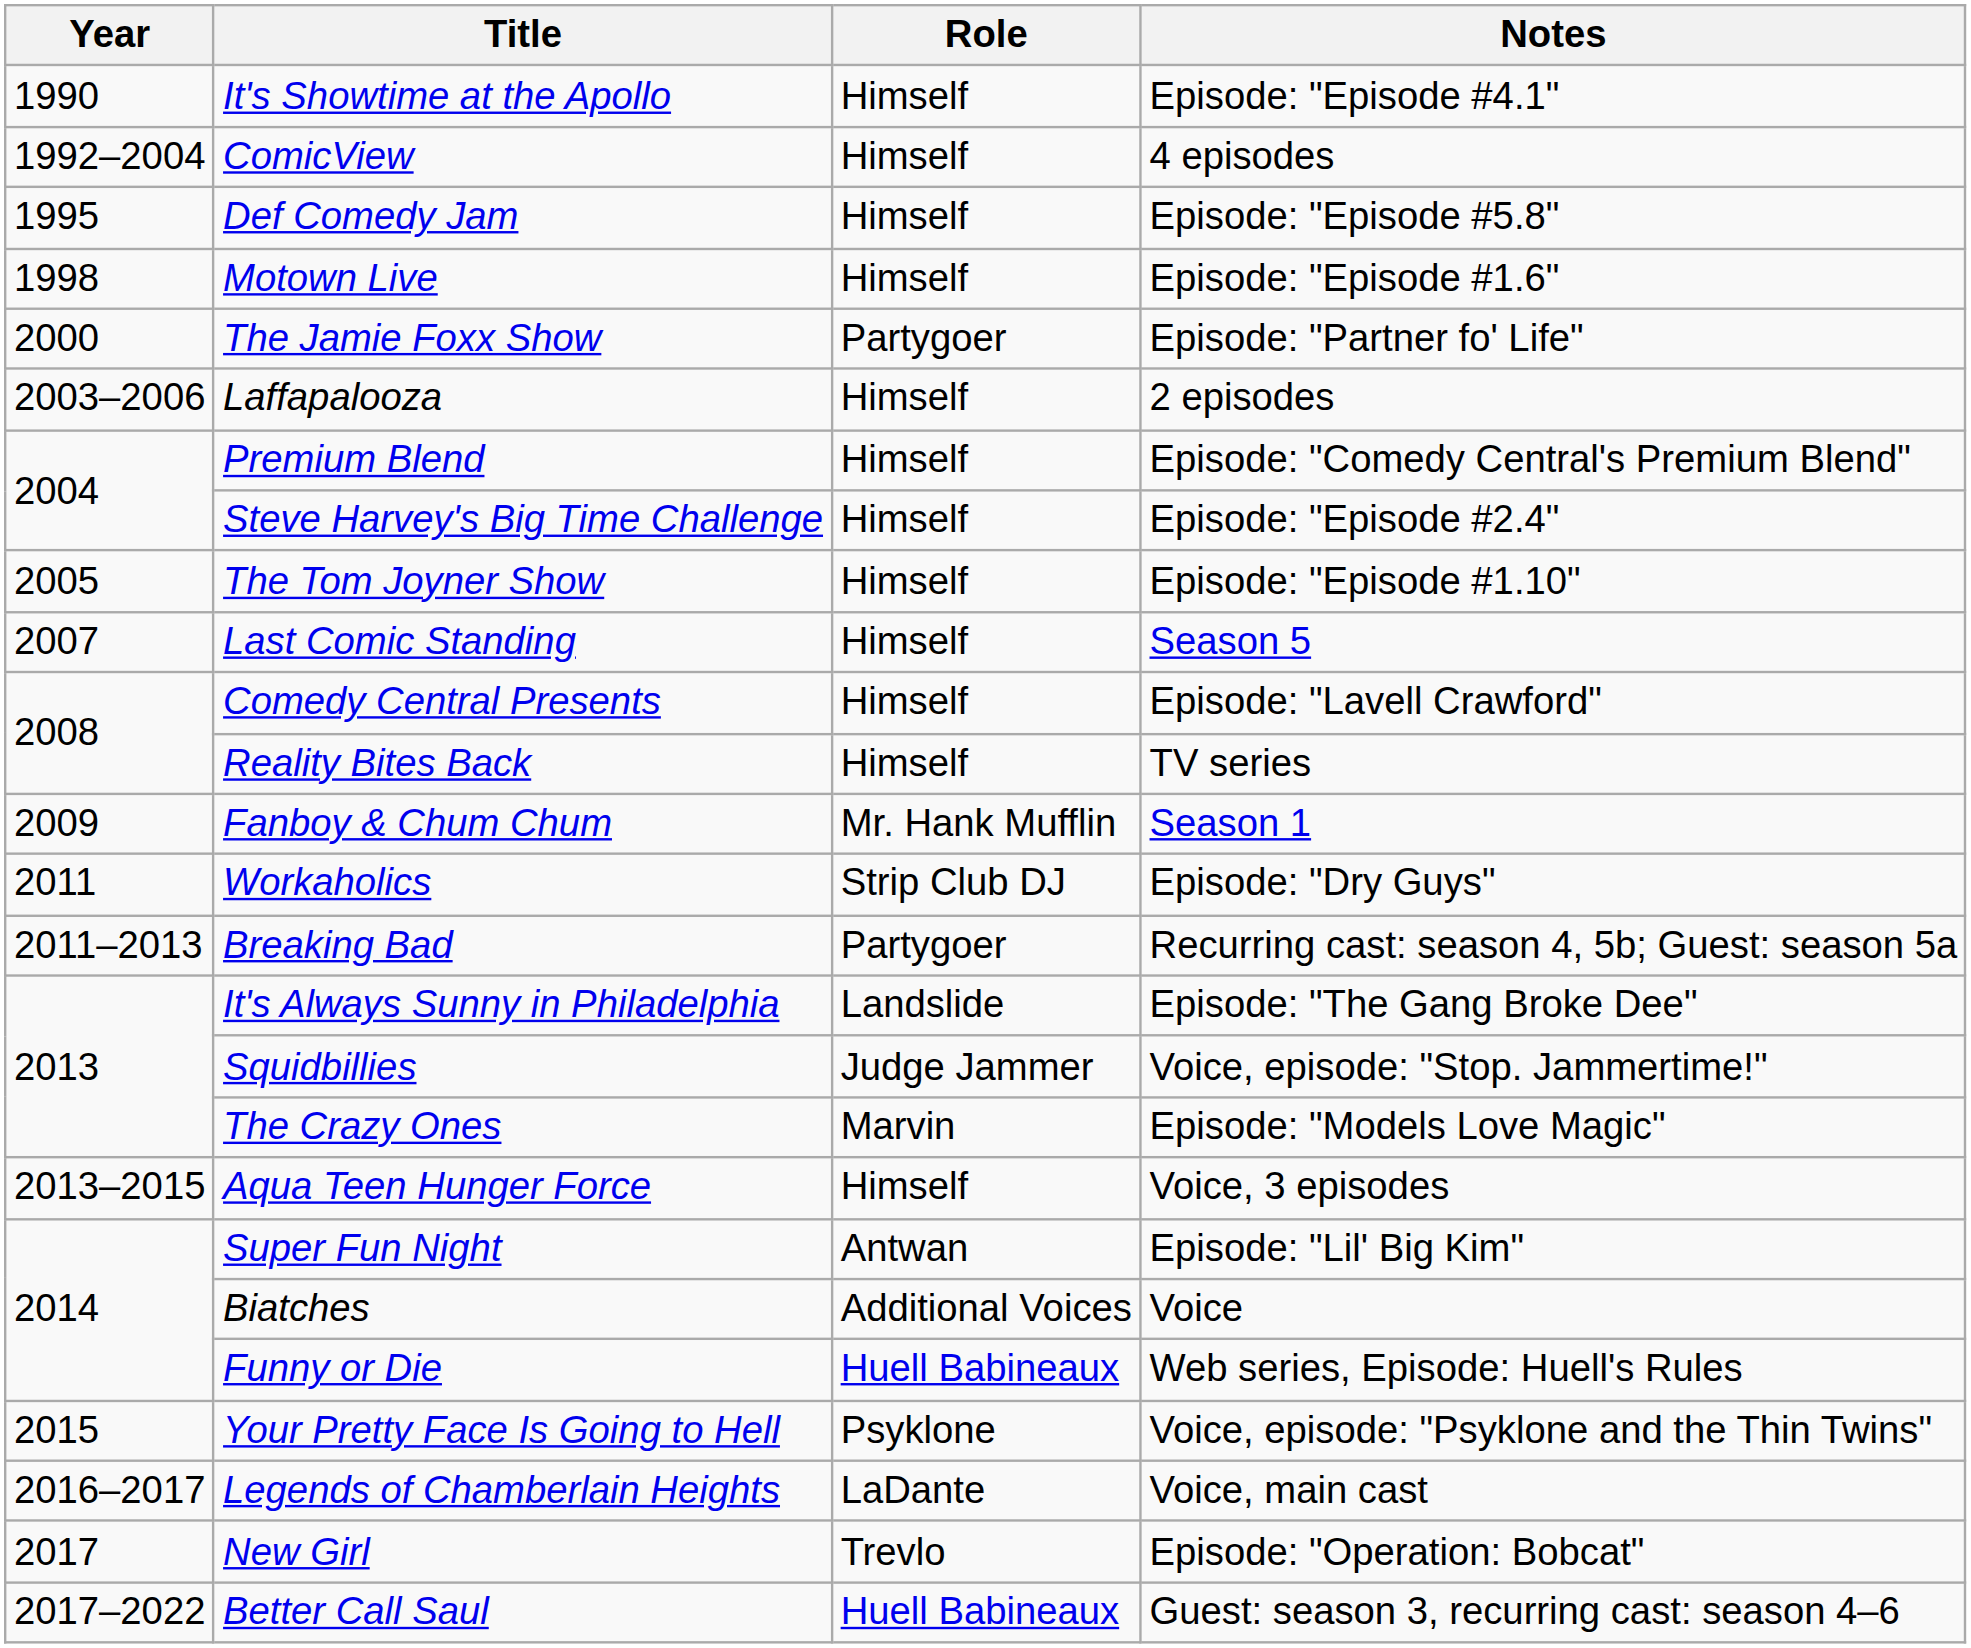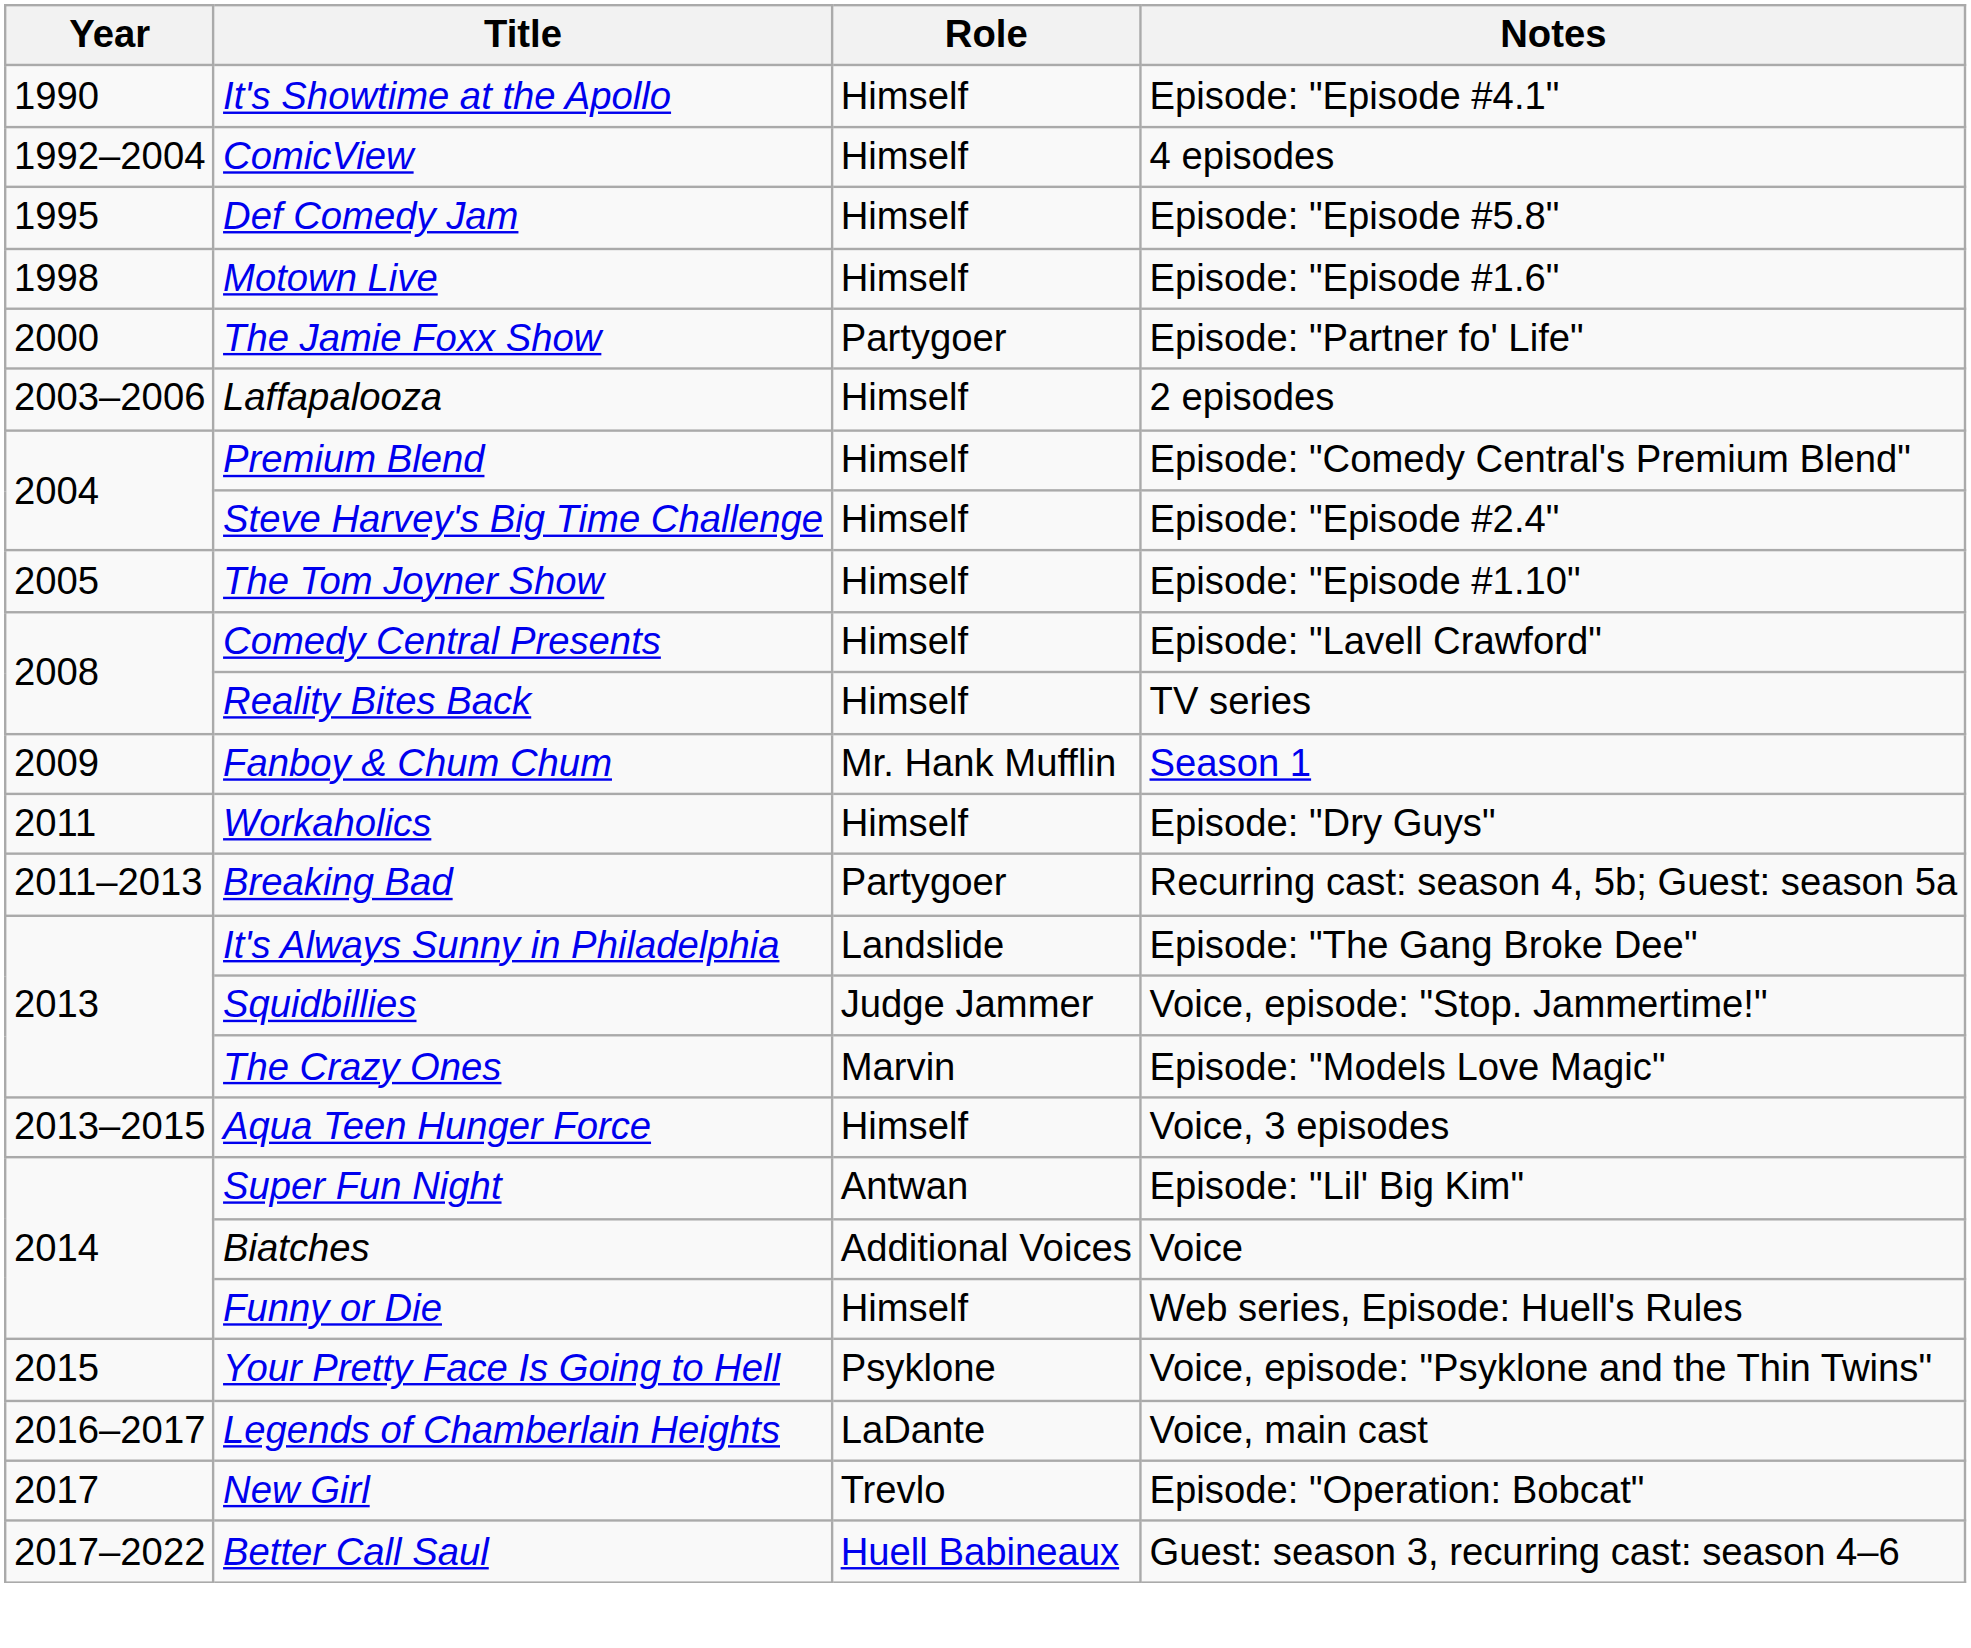- row: (399, 641)
(953, 883) Strip Club DJ -> (904, 823) Himself
(980, 1369) Huell Babineaux -> (904, 1308) Himself
